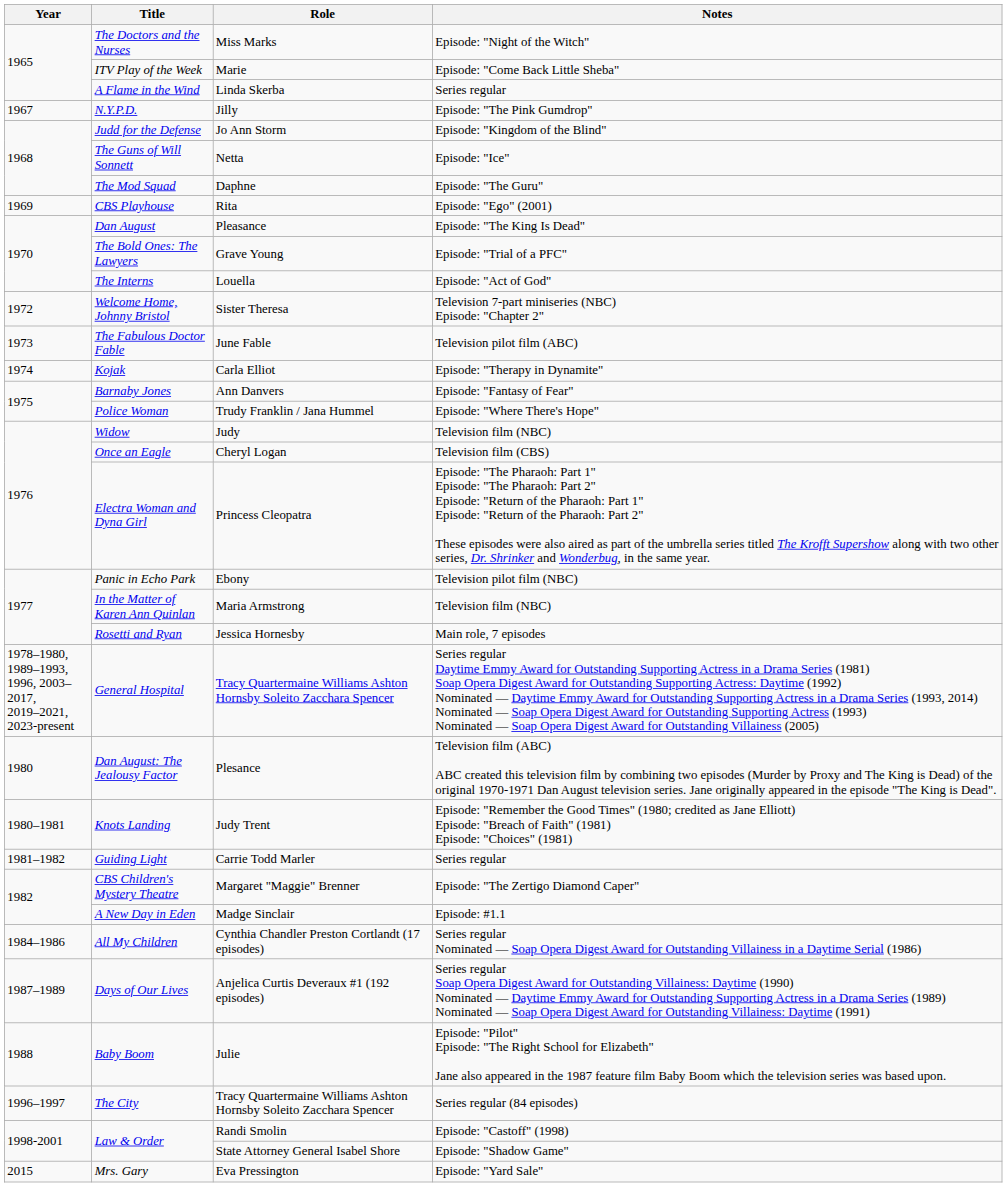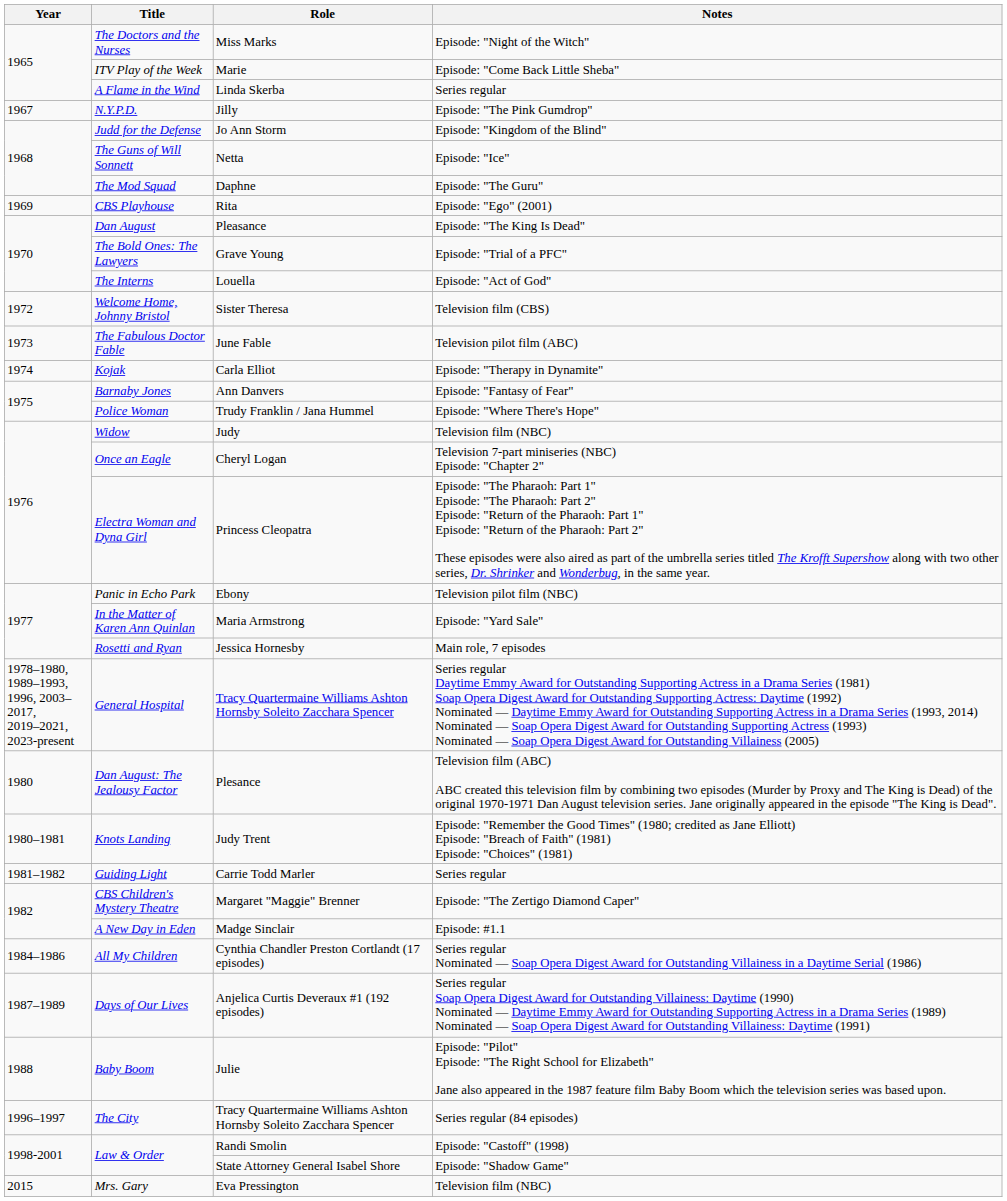(526, 308) Television 7-part miniseries (NBC) Episode: "Chapter 2" -> (492, 308) Television film (CBS)
(492, 452) Television film (CBS) -> (526, 459) Television 7-part miniseries (NBC) Episode: "Chapter 2"
(493, 606) Television film (NBC) -> (489, 620) Episode: "Yard Sale"
(489, 1171) Episode: "Yard Sale" -> (493, 1185) Television film (NBC)
